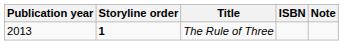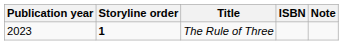(19, 31) 2013 -> (19, 31) 2023
